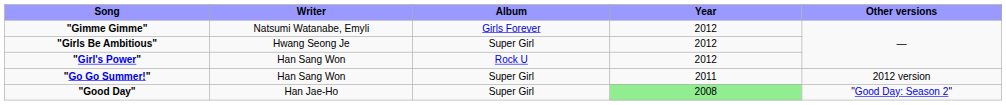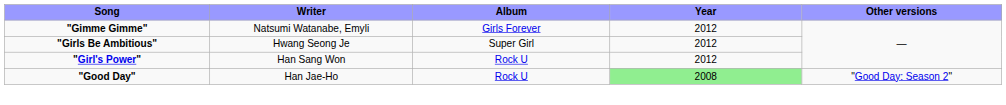- row: (107, 76)
(511, 92) Super Girl -> (511, 76) Rock U
